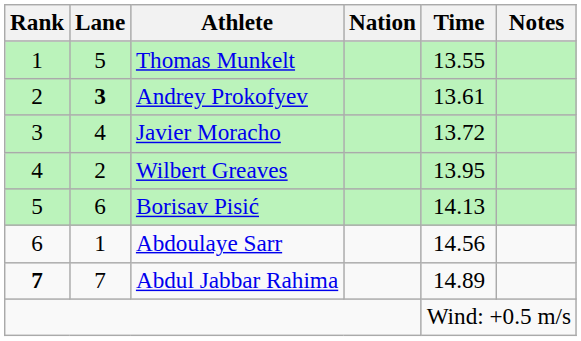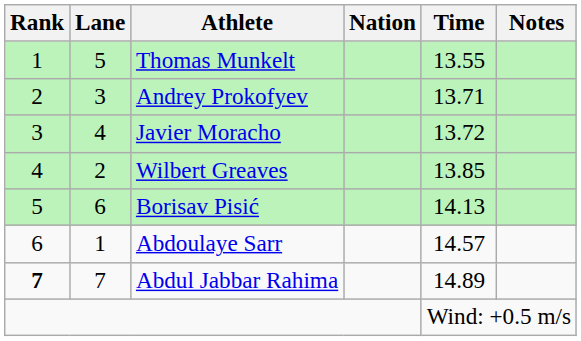(100, 96) bold -> (100, 96) normal
(459, 96) 13.61 -> (459, 96) 13.71
(459, 170) 13.95 -> (459, 170) 13.85
(459, 243) 14.56 -> (459, 243) 14.57
